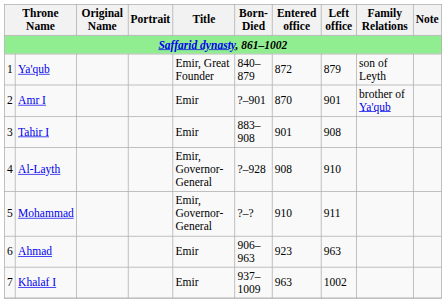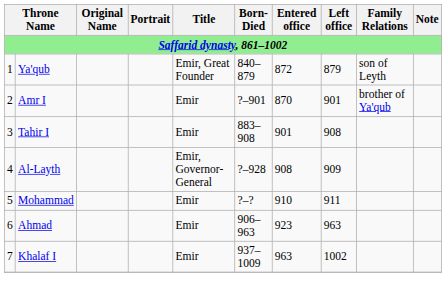(332, 169) 910 -> (332, 169) 909
(199, 213) Emir, Governor-General -> (187, 201) Emir
